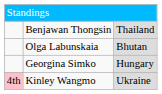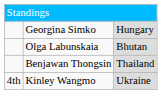rows swapped: (61, 64) <-> (68, 30)
(14, 81) pink background -> (14, 81) no background
